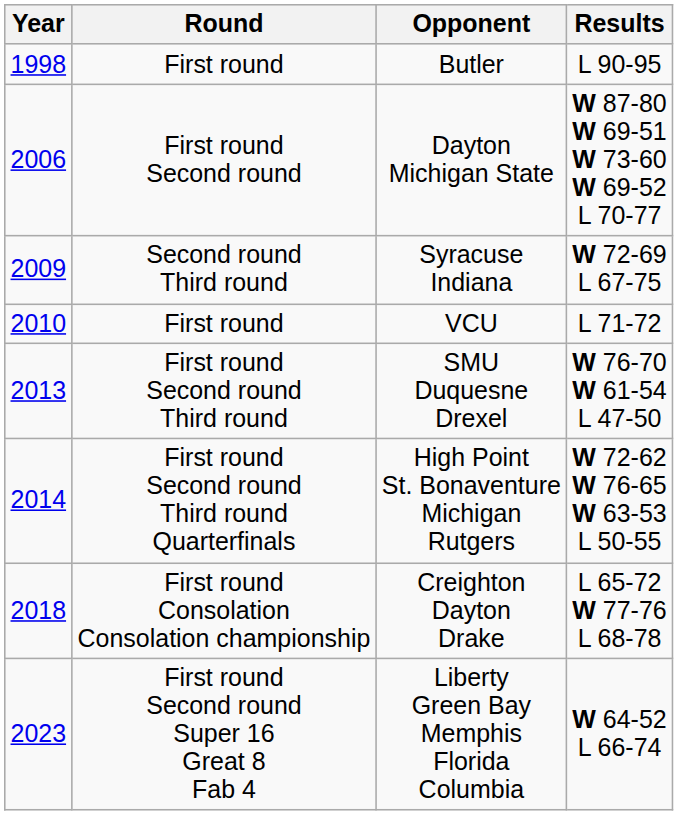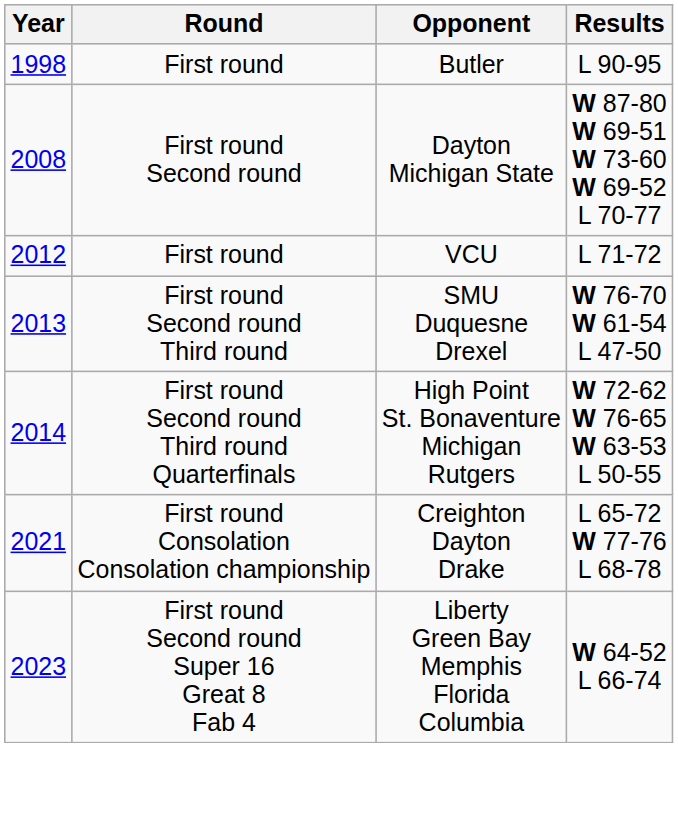(38, 159) 2006 -> (38, 159) 2008
- row: (471, 269)
(38, 323) 2010 -> (38, 255) 2012
(38, 610) 2018 -> (38, 542) 2021
